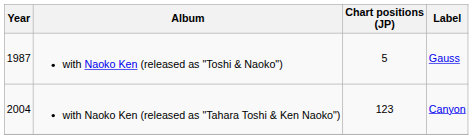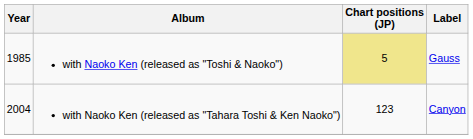(19, 58) 1987 -> (19, 58) 1985
(385, 58) no background -> (385, 58) khaki background
